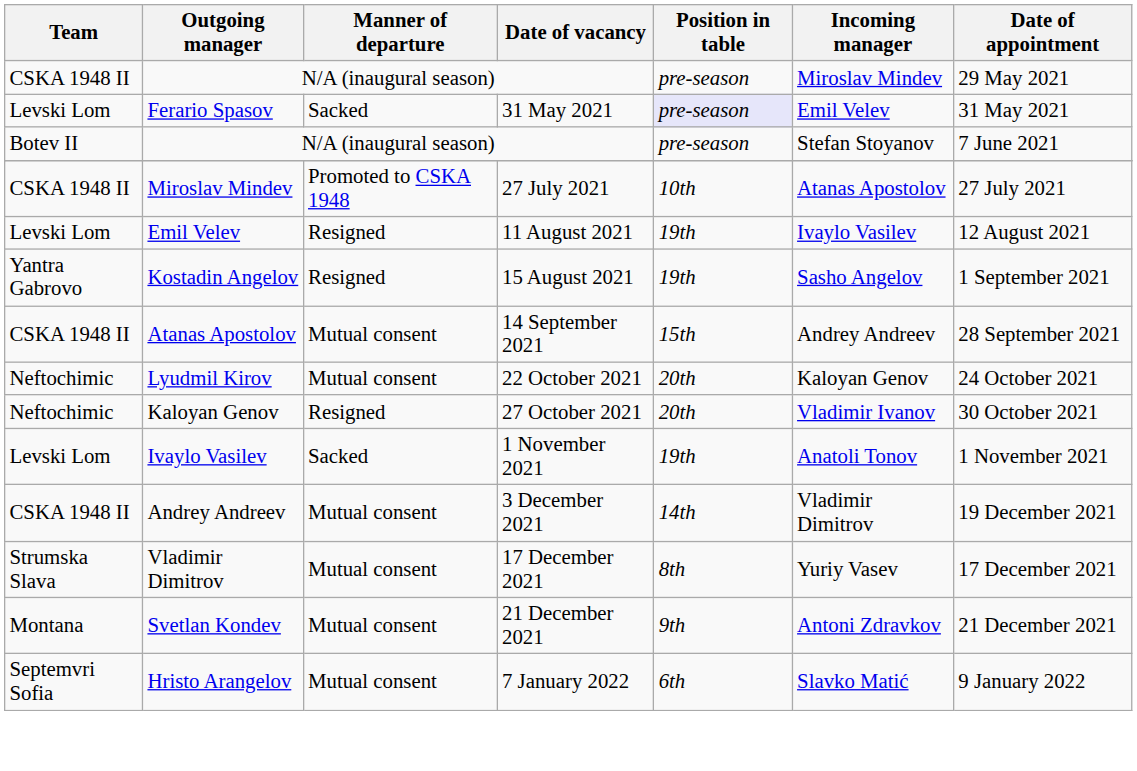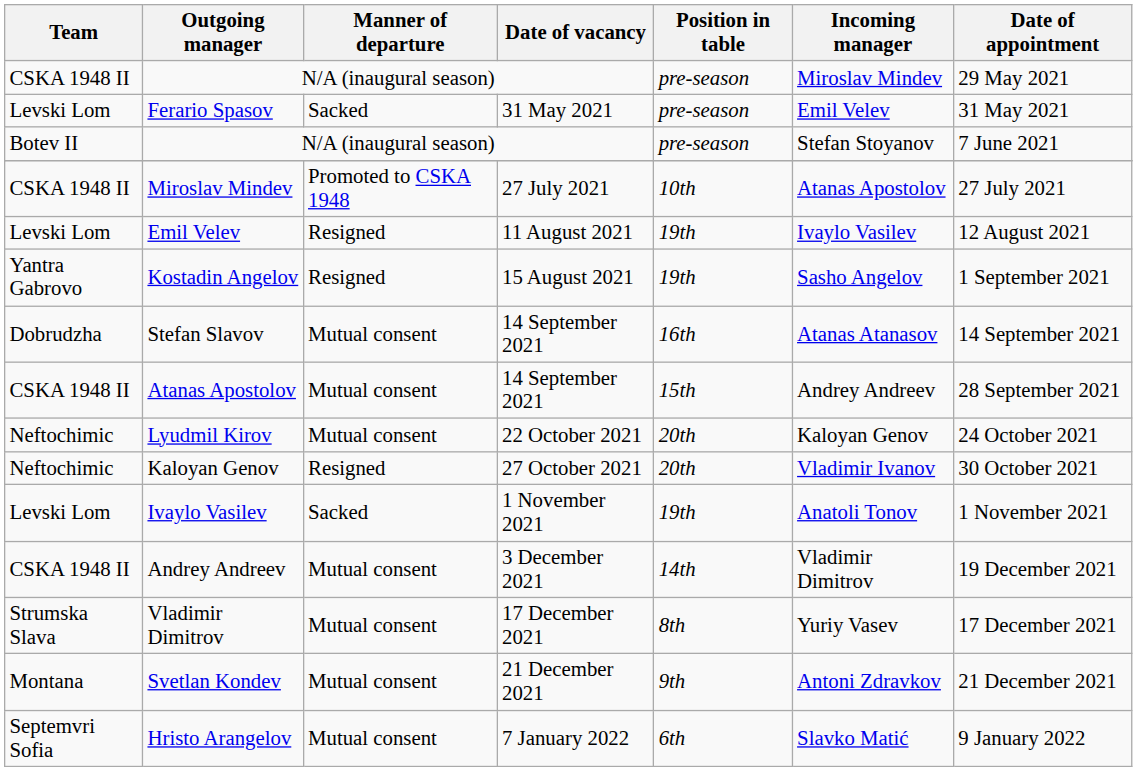(704, 110) lavender background -> (704, 110) no background
+ row: (56, 333)
